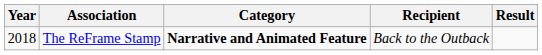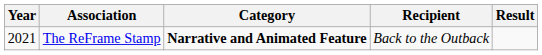(22, 38) 2018 -> (22, 38) 2021
